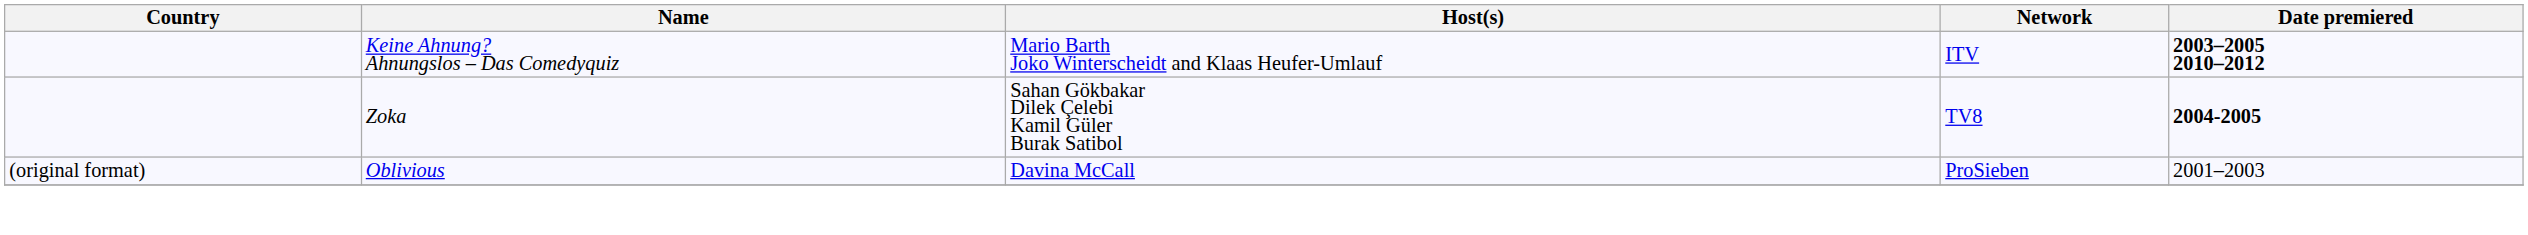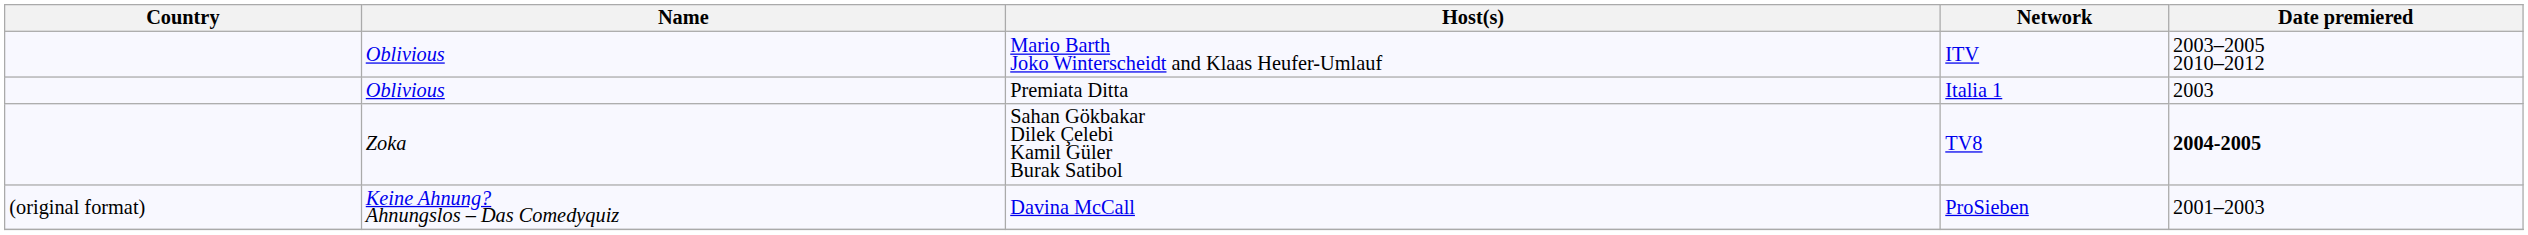(492, 54) Keine Ahnung? Ahnungslos – Das Comedyquiz -> (405, 54) Oblivious
(2219, 54) bold -> (2219, 54) normal
+ row: (1069, 90)
(405, 170) Oblivious -> (492, 206) Keine Ahnung? Ahnungslos – Das Comedyquiz
